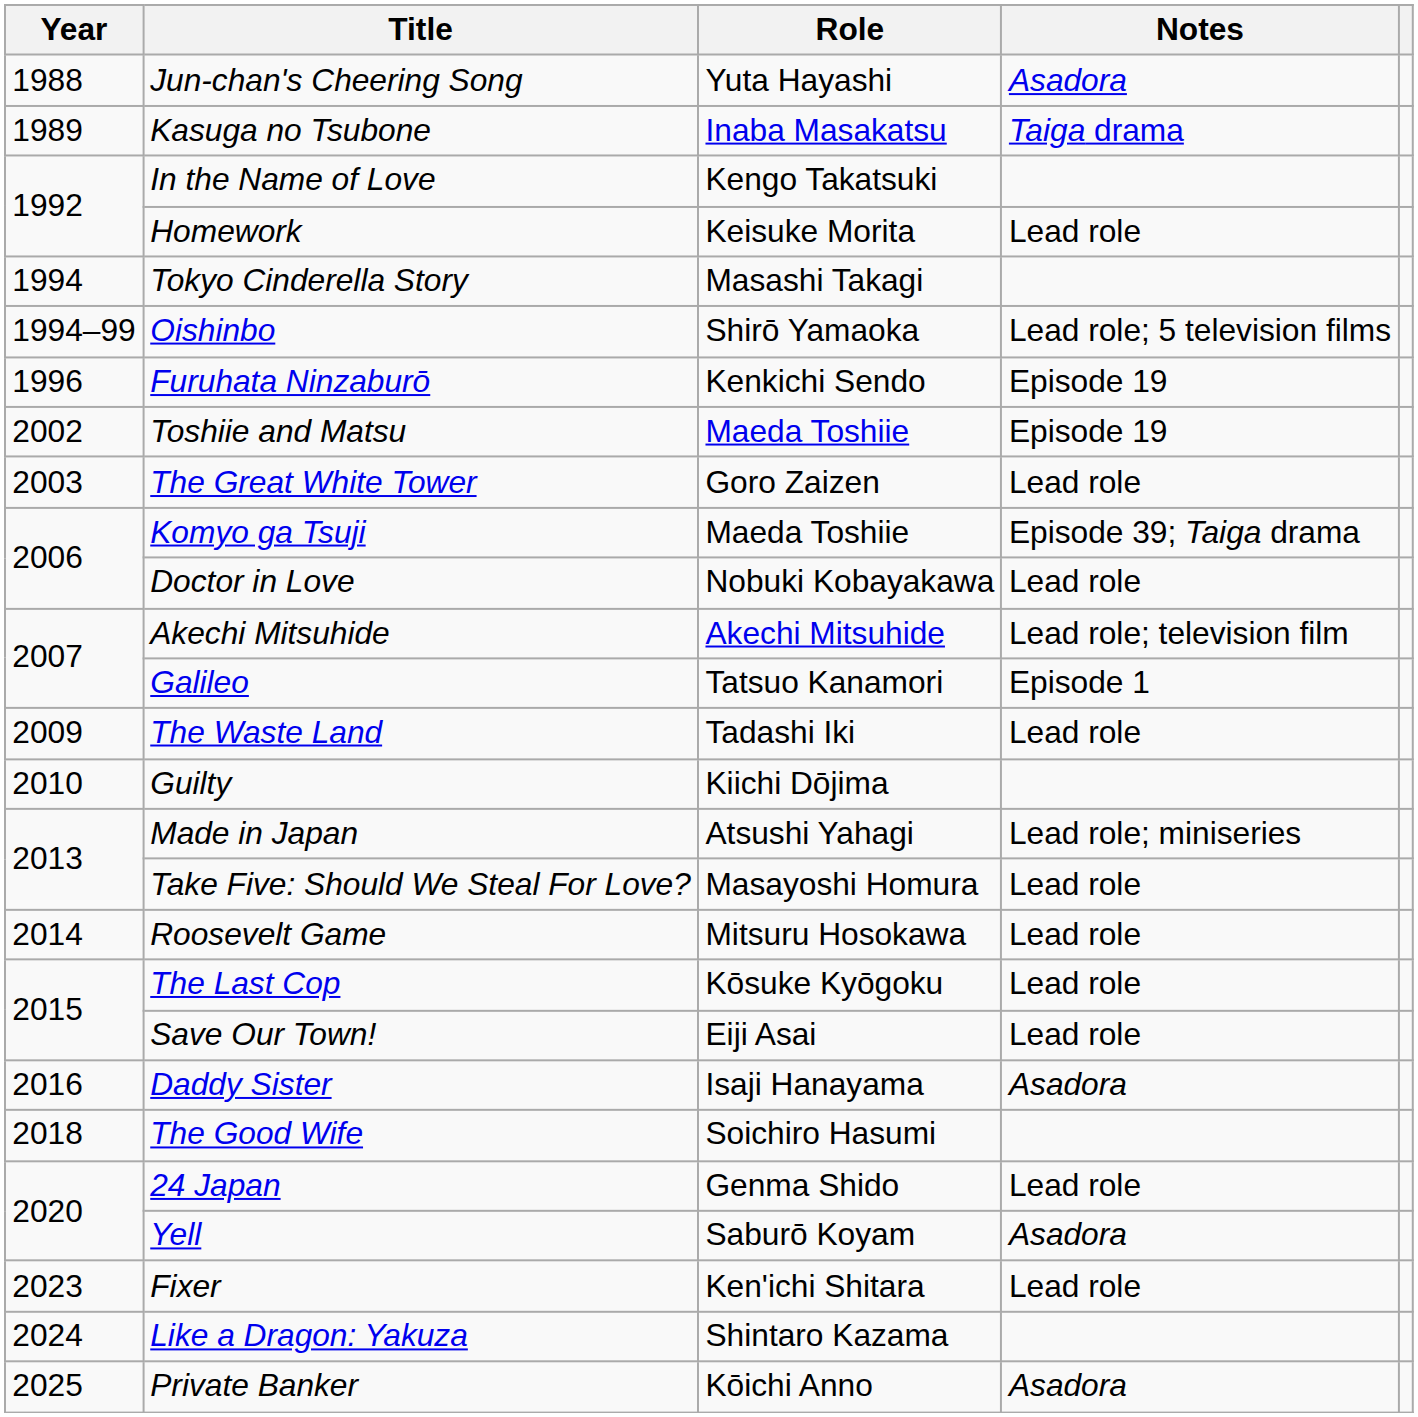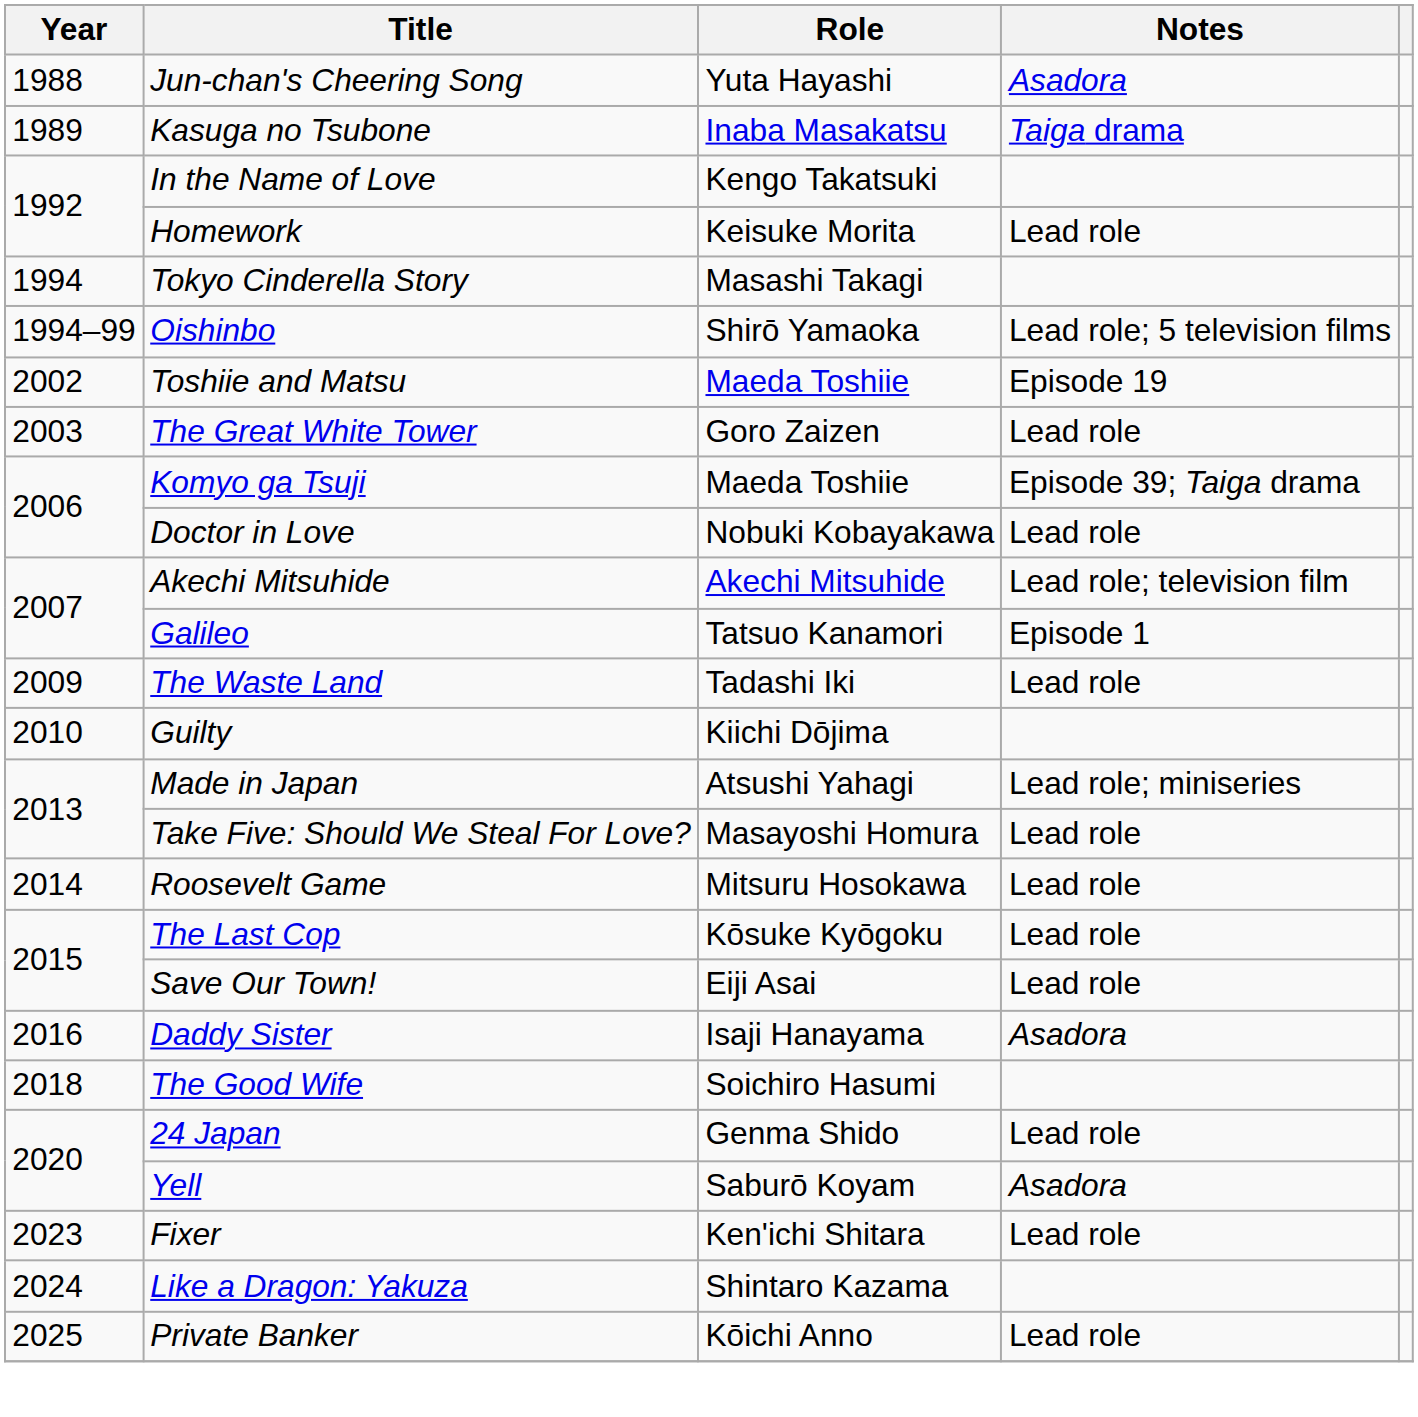- row: (290, 381)
(1068, 1386) Asadora -> (1075, 1335) Lead role
